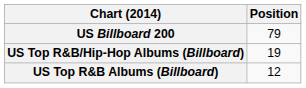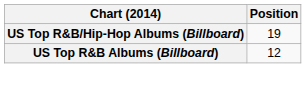- row: (126, 33)
